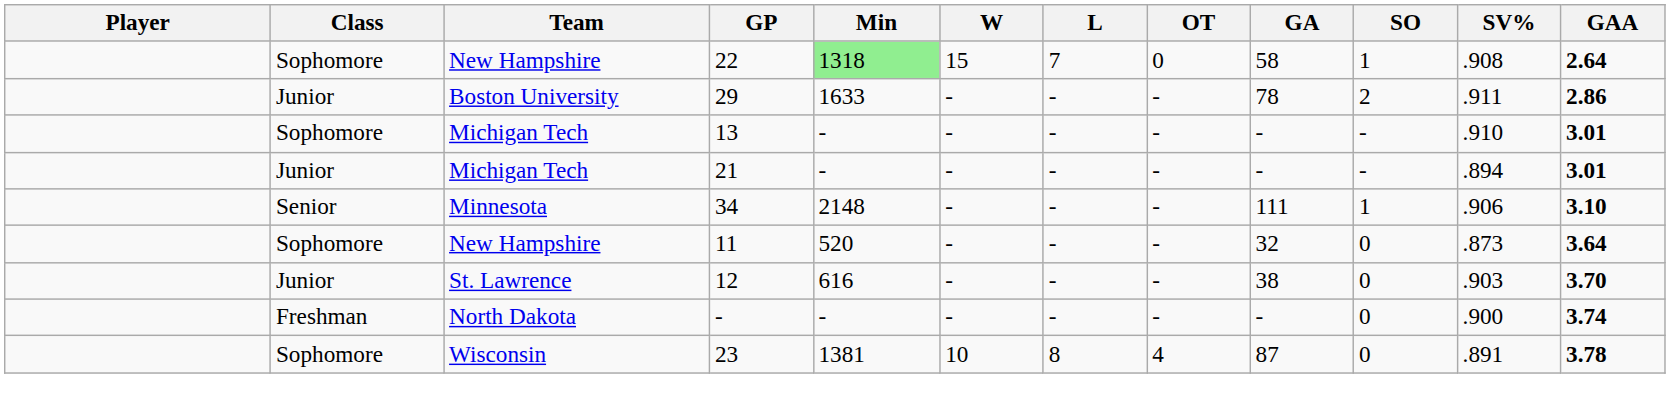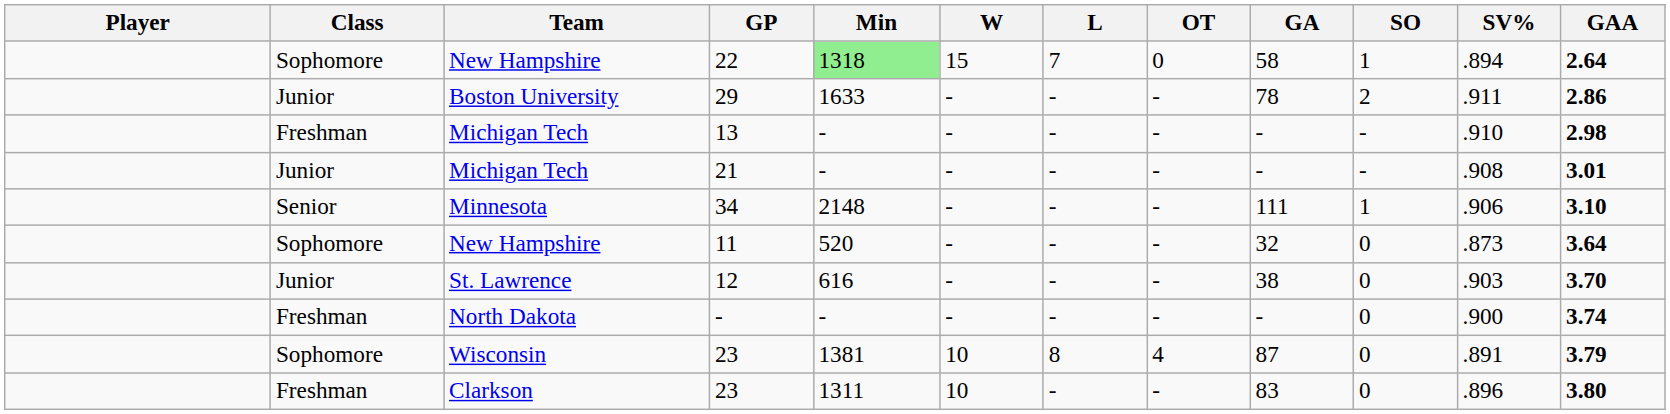(1483, 59) .908 -> (1483, 59) .894
(329, 133) Sophomore -> (322, 133) Freshman
(1586, 133) 3.01 -> (1586, 133) 2.98
(1483, 170) .894 -> (1483, 170) .908
(1586, 354) 3.78 -> (1586, 354) 3.79
+ row: (491, 390)
